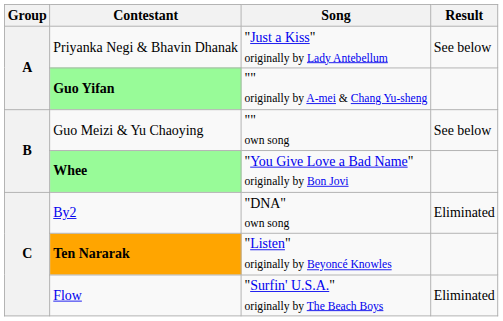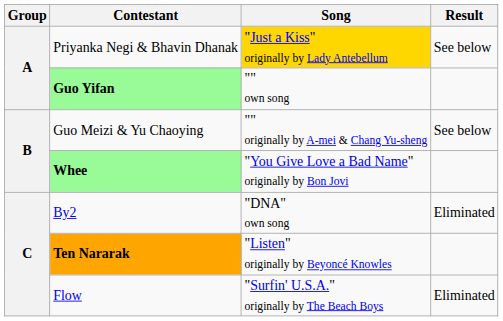(316, 47) no background -> (316, 47) gold background
(336, 88) "" originally by A-mei & Chang Yu-sheng -> (267, 88) "" own song
(267, 130) "" own song -> (336, 130) "" originally by A-mei & Chang Yu-sheng
